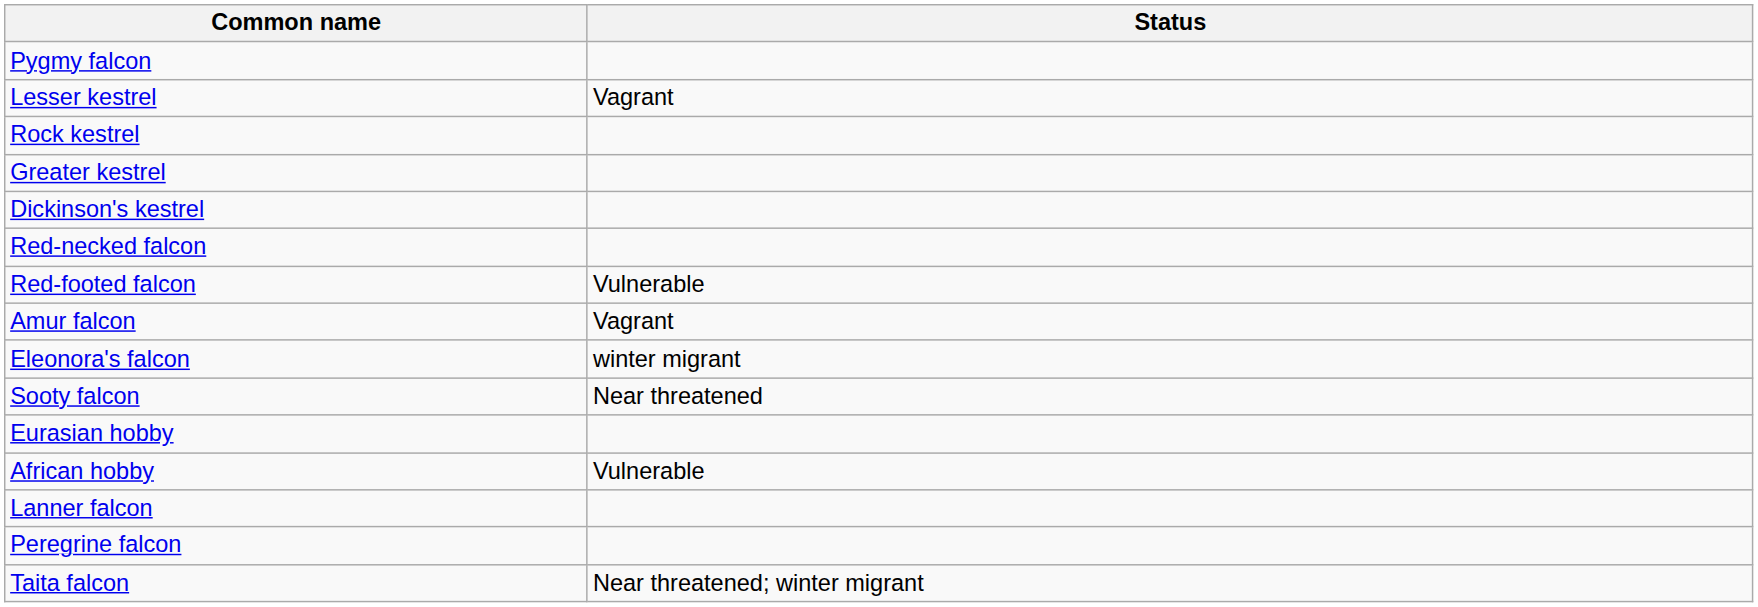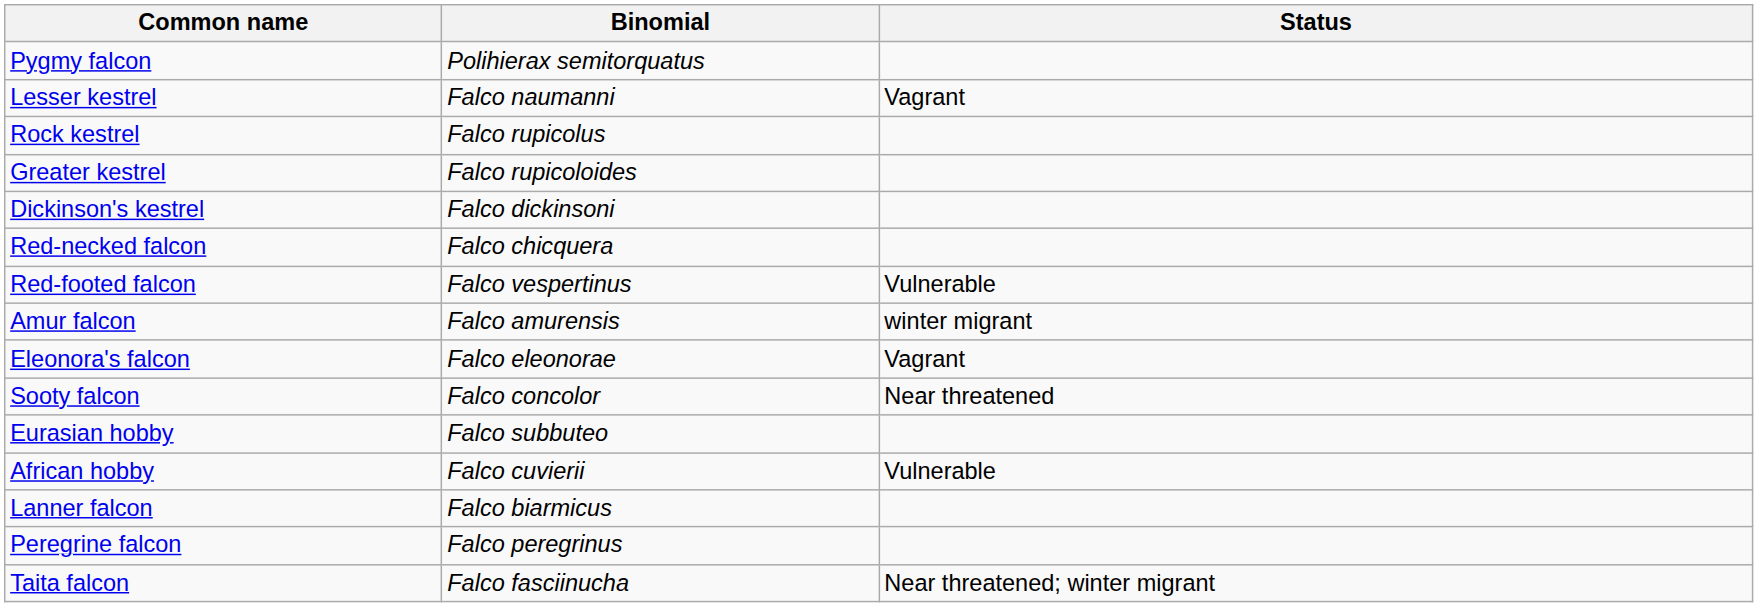+ column: (660, 23)
(633, 321) Vagrant -> (958, 321) winter migrant
(667, 358) winter migrant -> (925, 358) Vagrant
